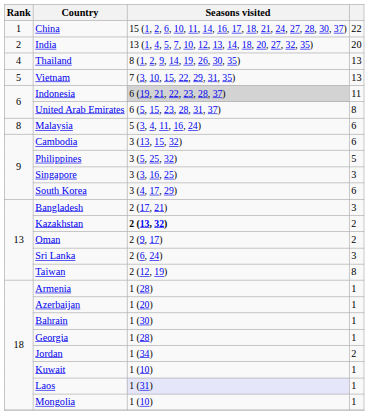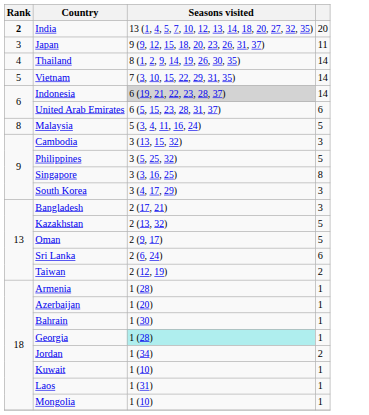- row: (48, 28)
(19, 45) normal -> (19, 28) bold
+ row: (47, 45)
(356, 61) 13 -> (323, 61) 14
(356, 77) 13 -> (323, 77) 14
(356, 93) 11 -> (323, 93) 14
(354, 110) 8 -> (320, 110) 6
(354, 126) 6 -> (320, 126) 5
(354, 142) 6 -> (320, 142) 3
(354, 175) 3 -> (320, 175) 8
(354, 191) 6 -> (320, 191) 3
(148, 223) bold -> (148, 223) normal
(354, 223) 2 -> (320, 223) 5
(354, 239) 2 -> (320, 239) 5
(354, 256) 3 -> (320, 256) 6
(354, 272) 8 -> (320, 272) 2
(141, 337) no background -> (141, 337) paleturquoise background
(141, 386) lavender background -> (141, 386) no background
